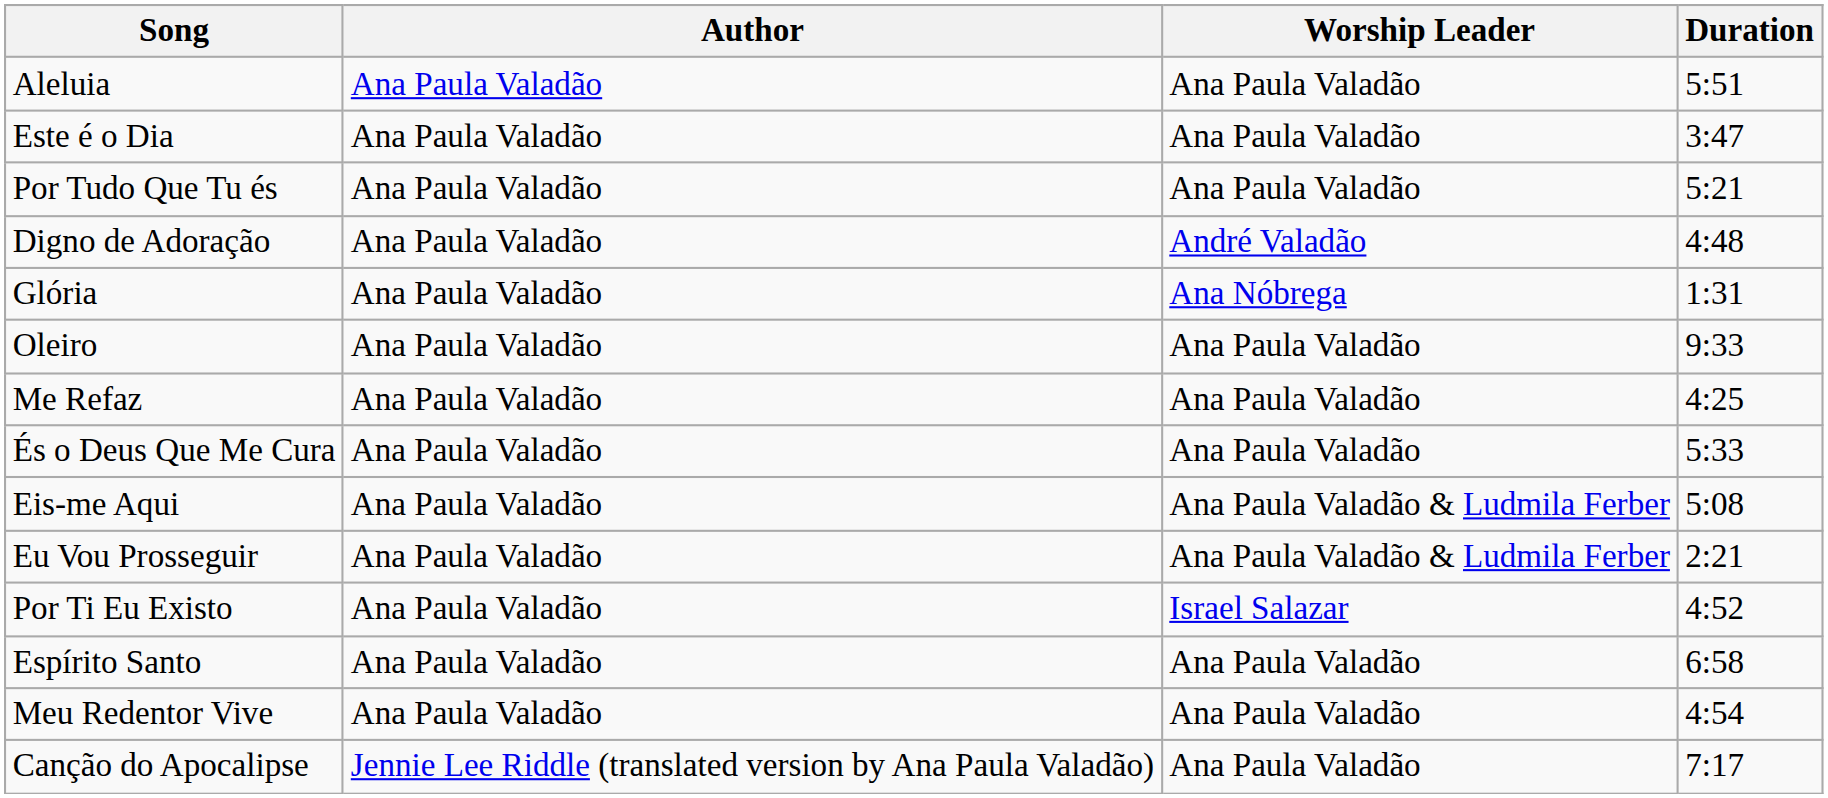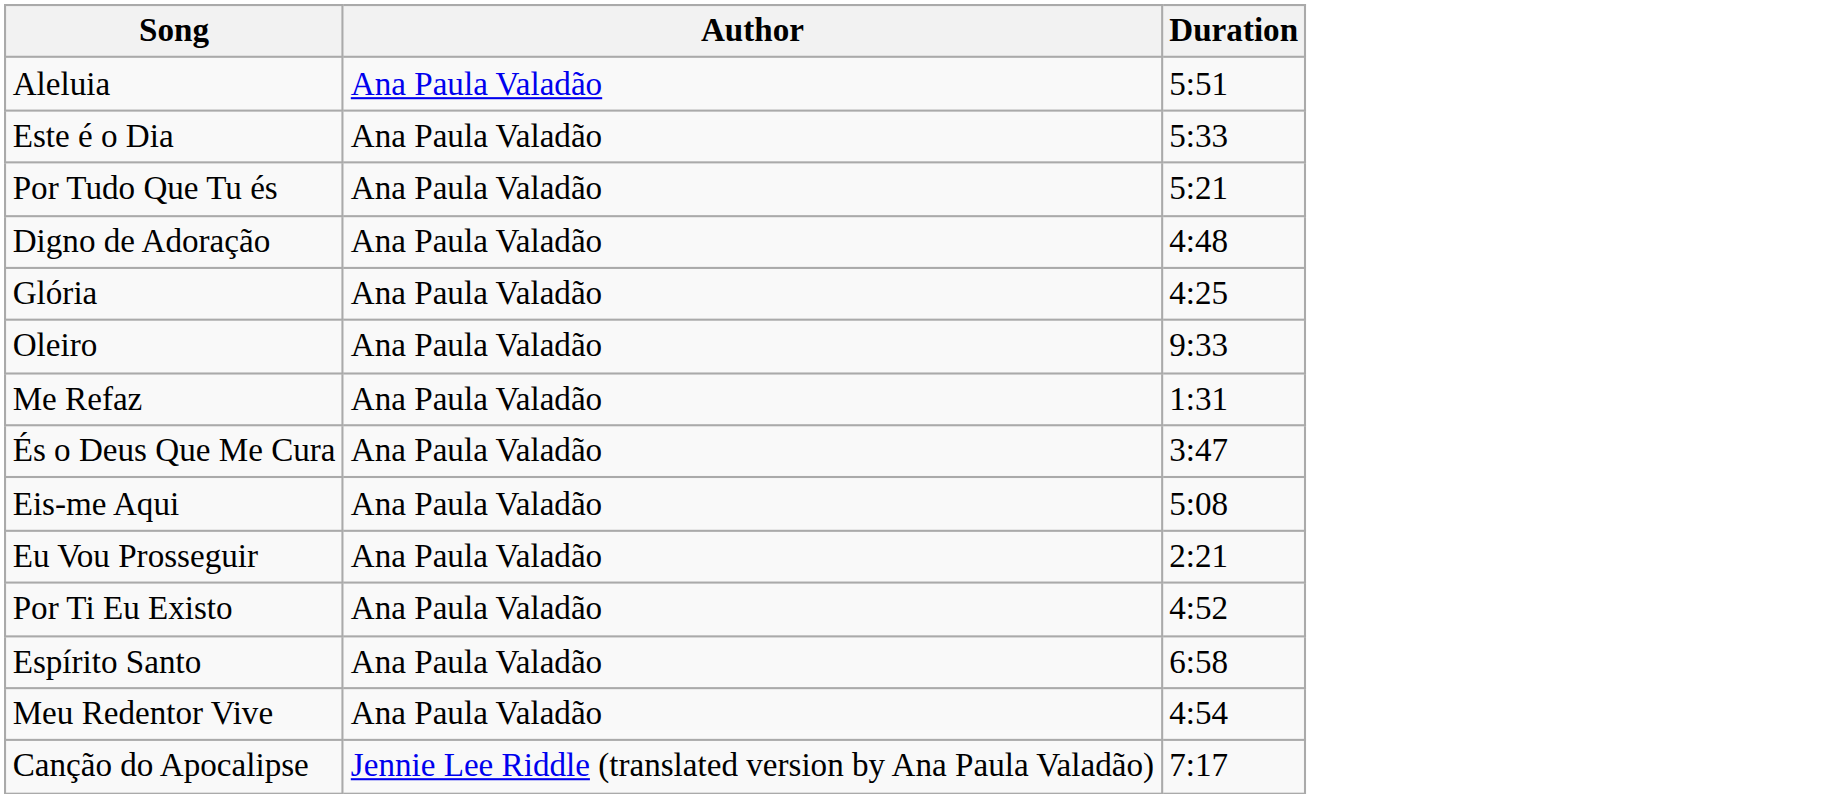- column: (1420, 30)
(1715, 135) 3:47 -> (1199, 135) 5:33
(1715, 293) 1:31 -> (1199, 293) 4:25
(1715, 398) 4:25 -> (1199, 398) 1:31
(1715, 450) 5:33 -> (1199, 450) 3:47
